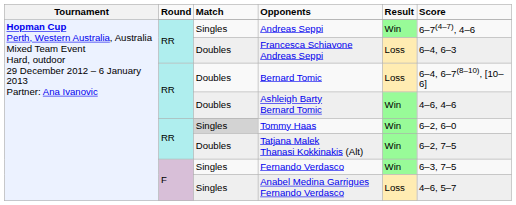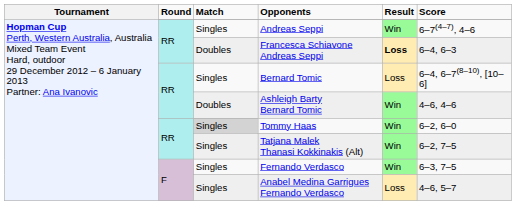(395, 50) normal -> (396, 50) bold
(213, 77) Doubles -> (212, 77) Singles
(213, 146) Doubles -> (212, 146) Singles
